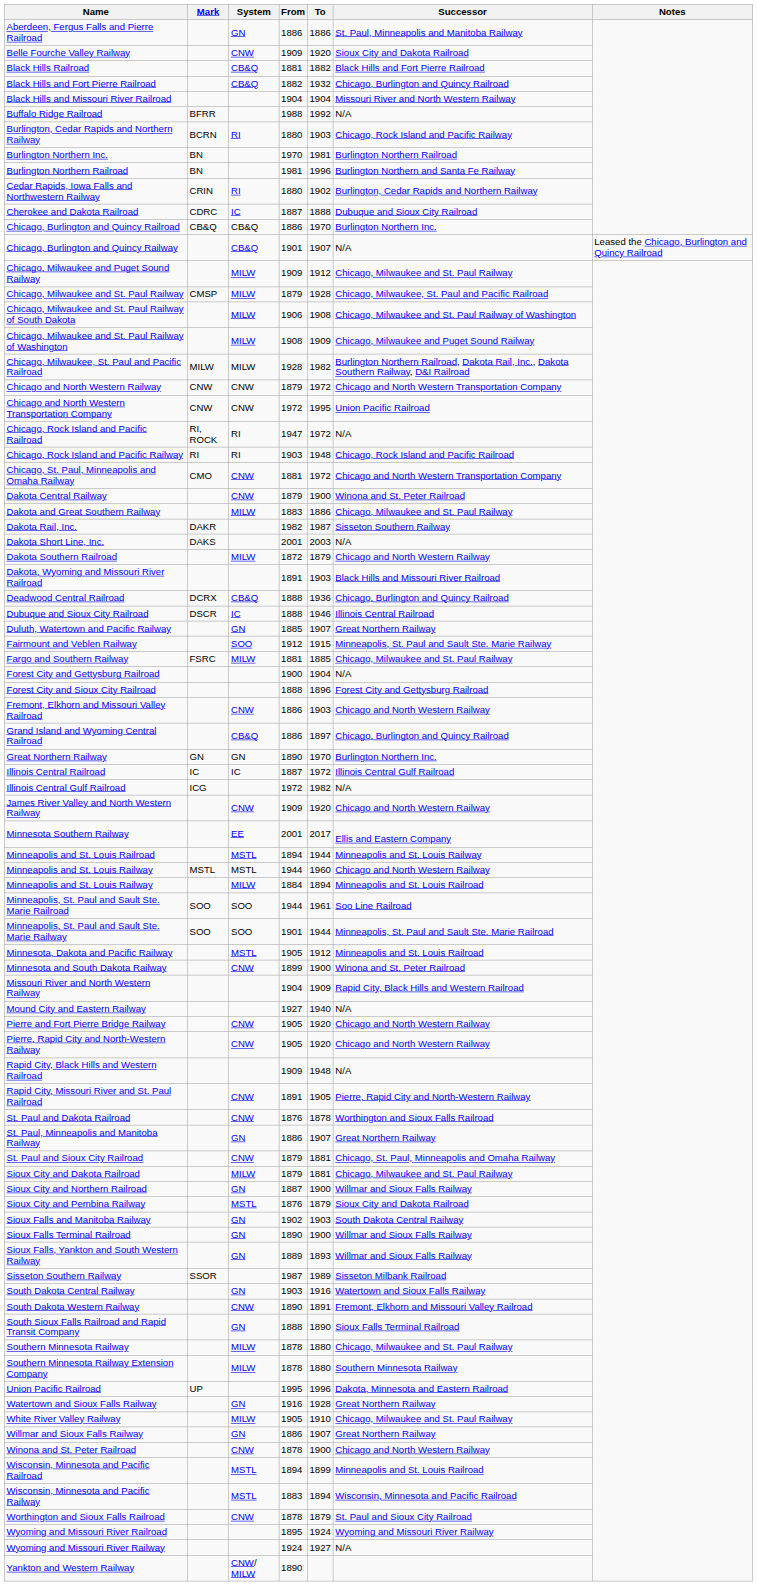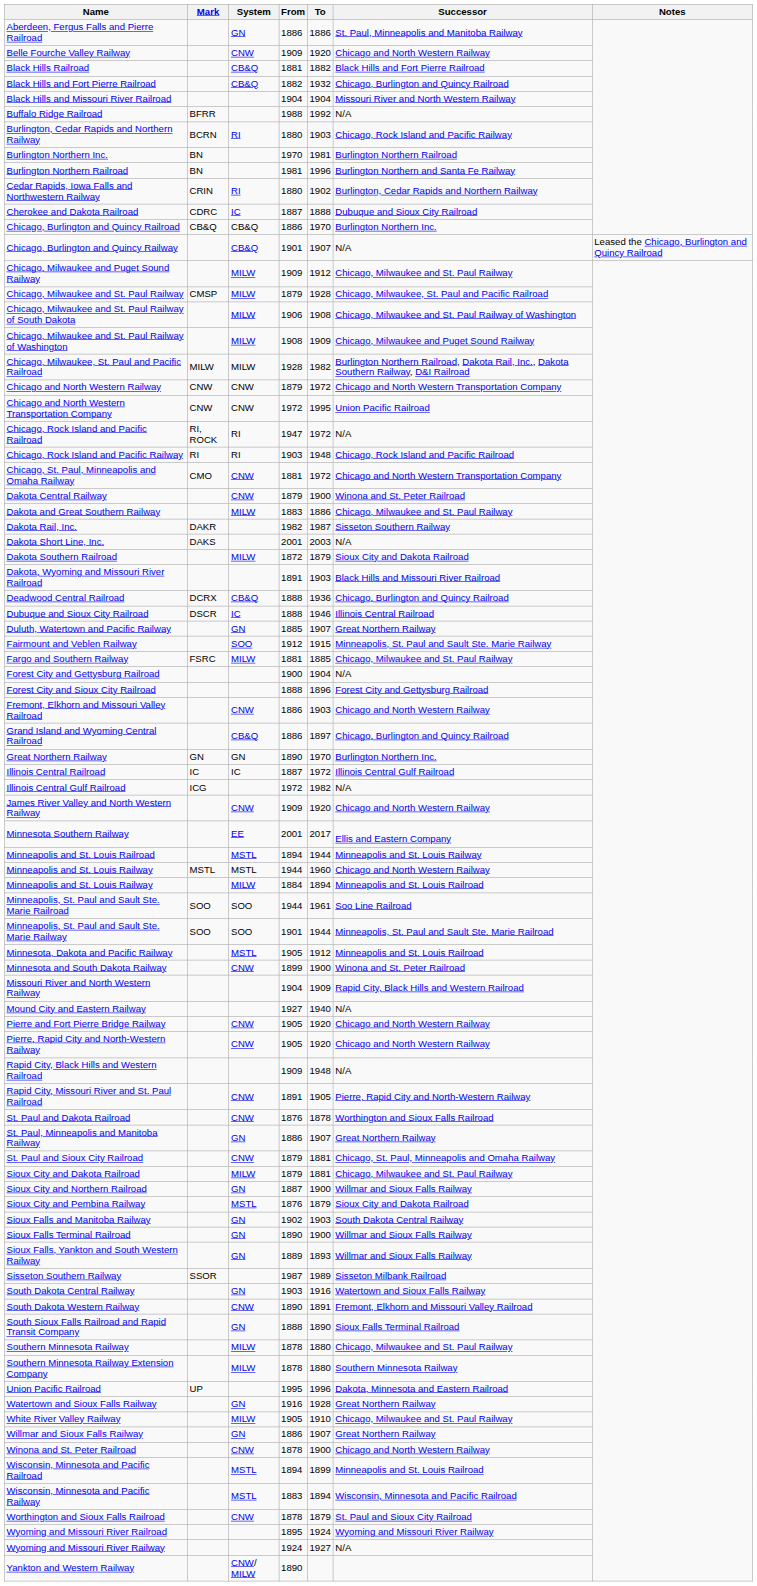(402, 53) Sioux City and Dakota Railroad -> (413, 53) Chicago and North Western Railway
(413, 557) Chicago and North Western Railway -> (402, 557) Sioux City and Dakota Railroad
